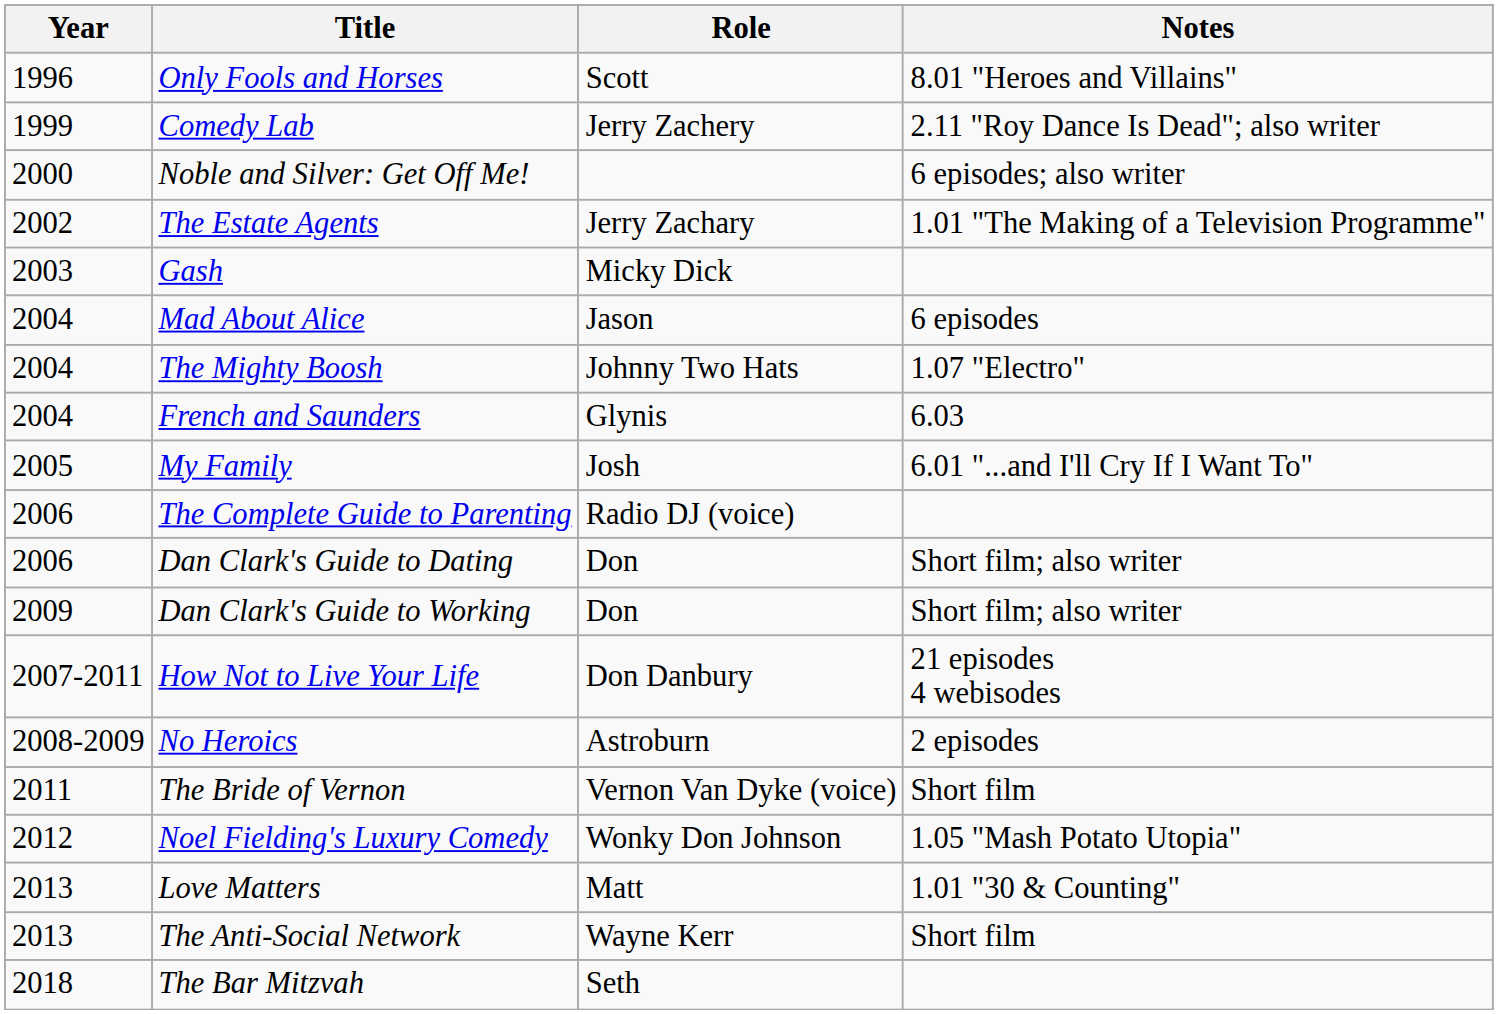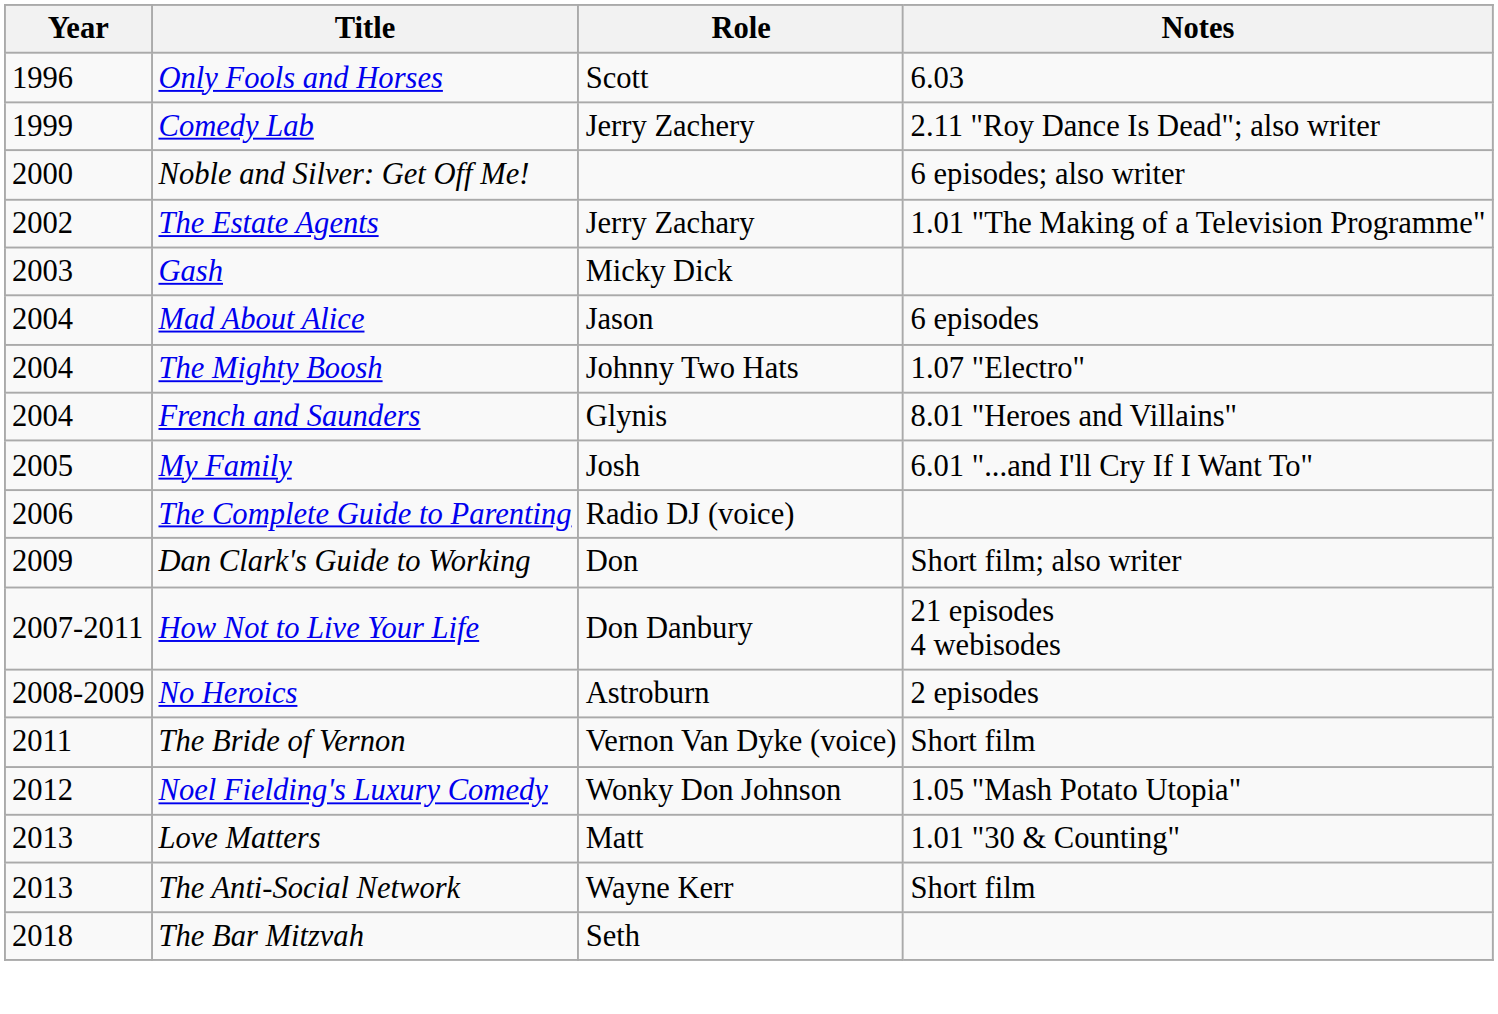(1074, 77) 8.01 "Heroes and Villains" -> (937, 77) 6.03
(937, 416) 6.03 -> (1074, 416) 8.01 "Heroes and Villains"
- row: (336, 561)
